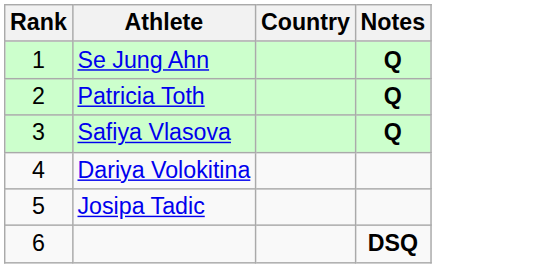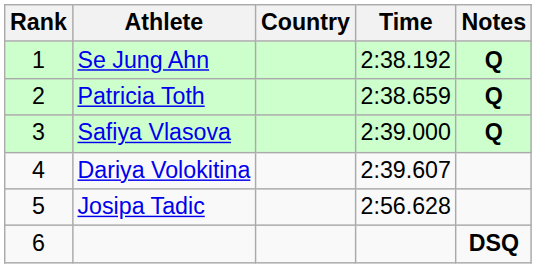+ column: (406, 22)
